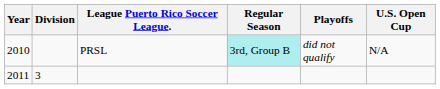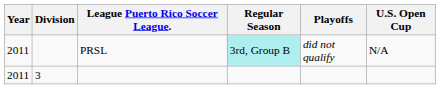(18, 50) 2010 -> (18, 50) 2011
